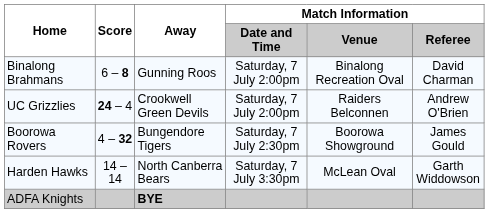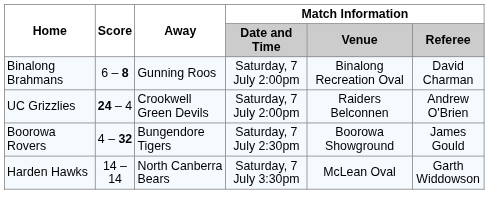- row: (45, 198)
